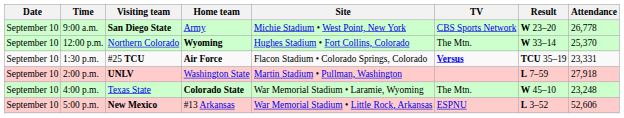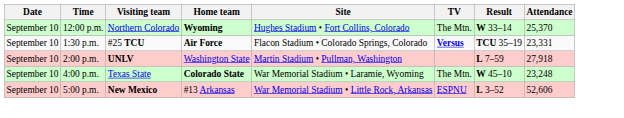- row: (81, 27)
